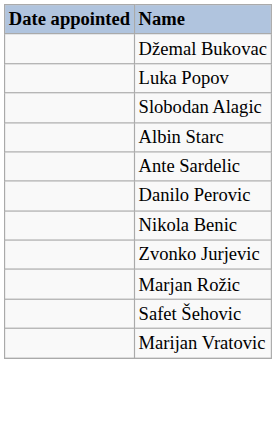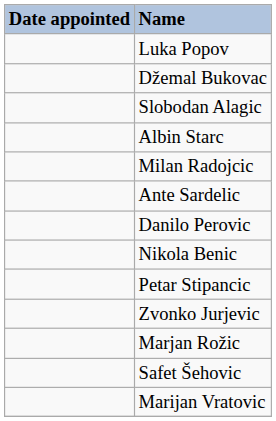rows swapped: (184, 78) <-> (203, 48)
+ row: (196, 166)
+ row: (195, 284)
